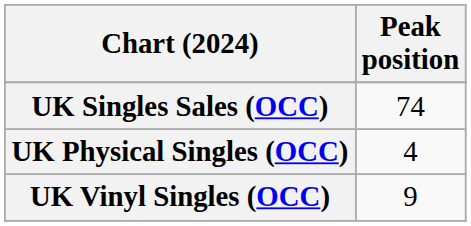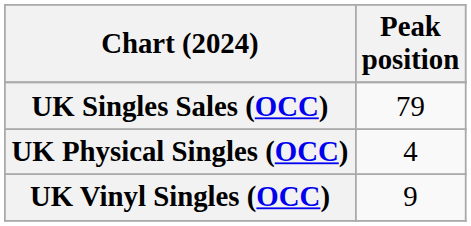(410, 105) 74 -> (410, 105) 79
